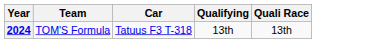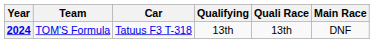+ column: (340, 13)
